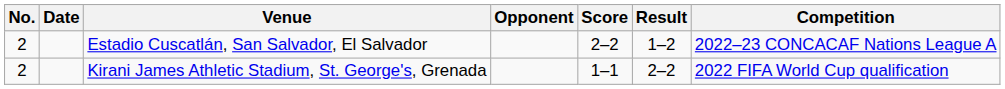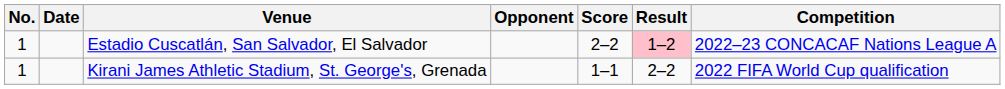(22, 44) 2 -> (22, 44) 1
(661, 44) no background -> (661, 44) pink background
(22, 71) 2 -> (22, 71) 1
